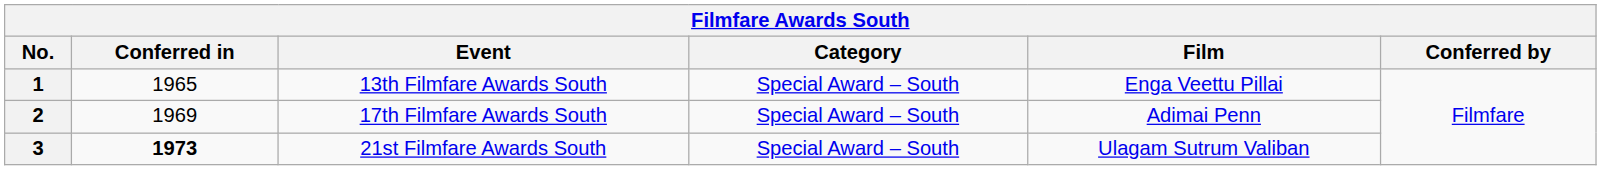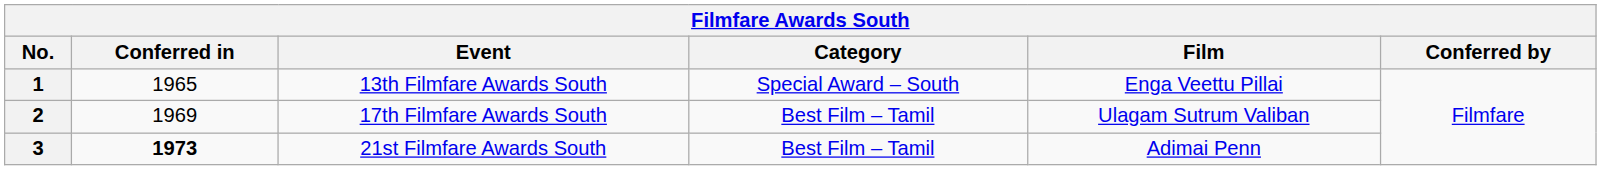(858, 116) Special Award – South -> (858, 116) Best Film – Tamil
(1204, 116) Adimai Penn -> (1204, 116) Ulagam Sutrum Valiban
(858, 148) Special Award – South -> (858, 148) Best Film – Tamil
(1204, 148) Ulagam Sutrum Valiban -> (1204, 148) Adimai Penn
